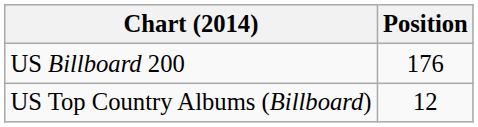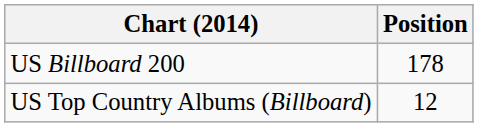(425, 63) 176 -> (425, 63) 178
